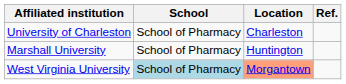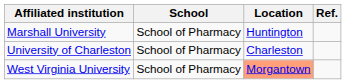rows swapped: (56, 50) <-> (69, 32)
(189, 69) lightblue background -> (189, 69) no background
